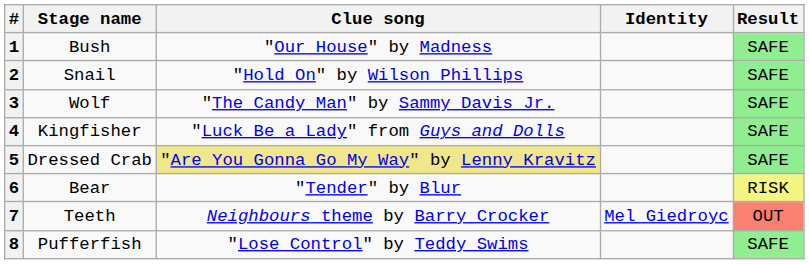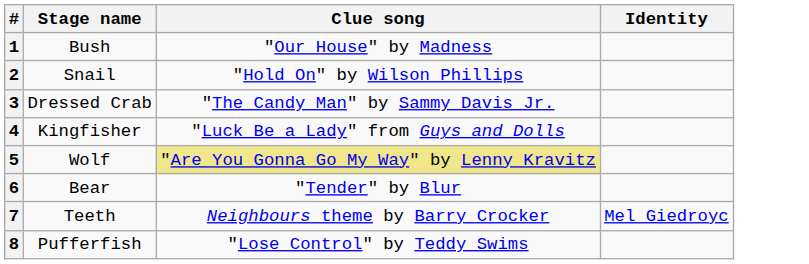- column: (768, 19)
(90, 103) Wolf -> (90, 103) Dressed Crab
(90, 160) Dressed Crab -> (90, 160) Wolf
